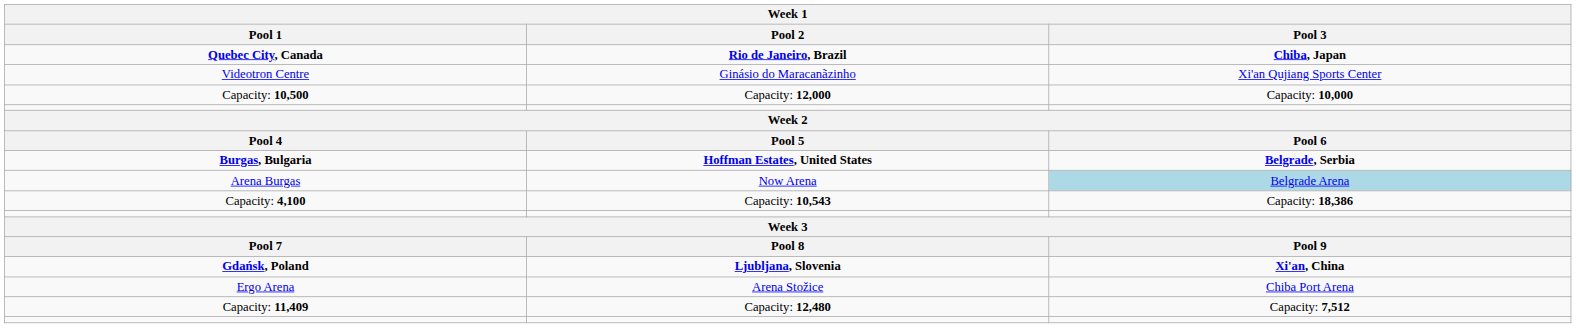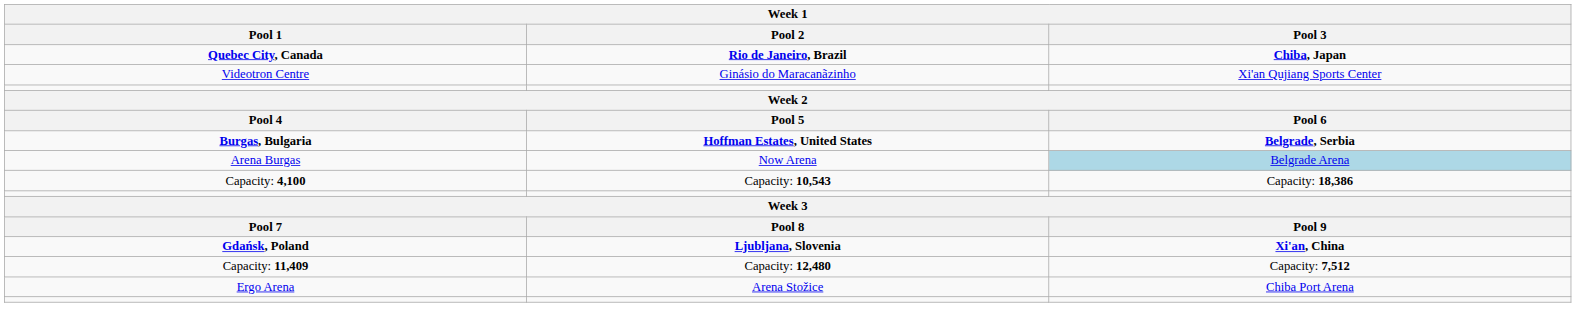- row: (265, 94)
rows swapped: (265, 286) <-> (265, 306)
